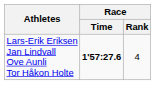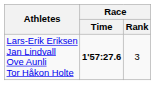(137, 57) 4 -> (137, 57) 3
